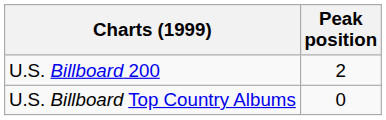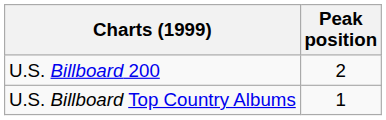(341, 99) 0 -> (341, 99) 1
